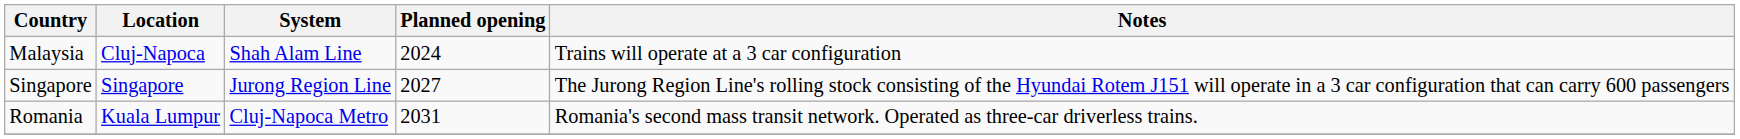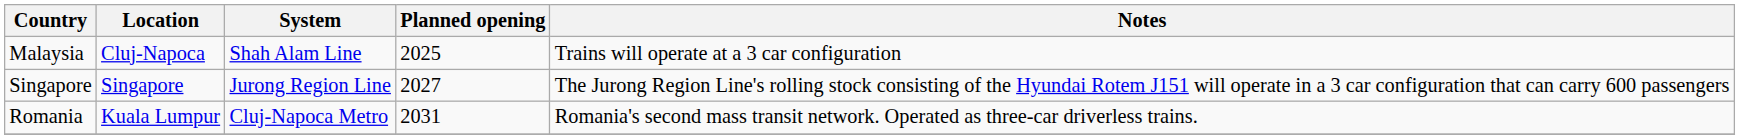(421, 52) 2024 -> (421, 52) 2025
